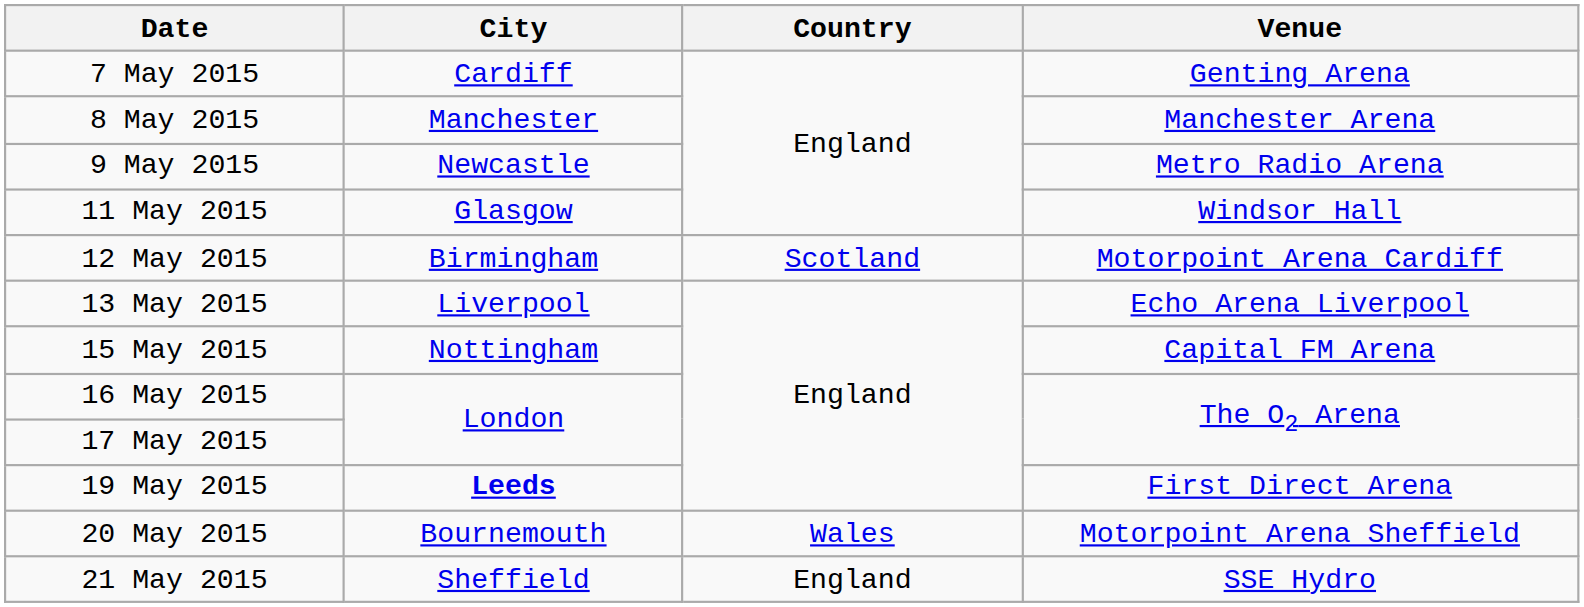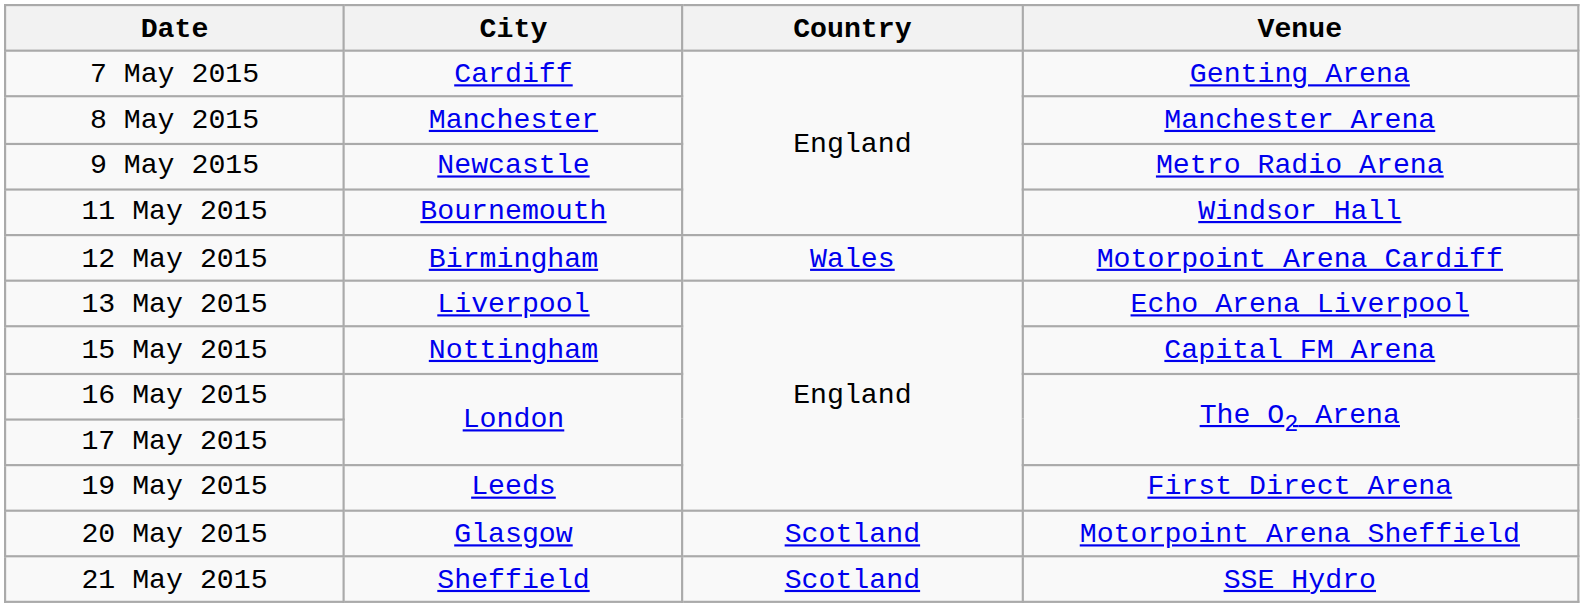(513, 212) Glasgow -> (513, 212) Bournemouth
(852, 258) Scotland -> (852, 258) Wales
(513, 488) bold -> (513, 488) normal
(513, 534) Bournemouth -> (513, 534) Glasgow
(852, 534) Wales -> (852, 534) Scotland
(852, 580) England -> (852, 580) Scotland
